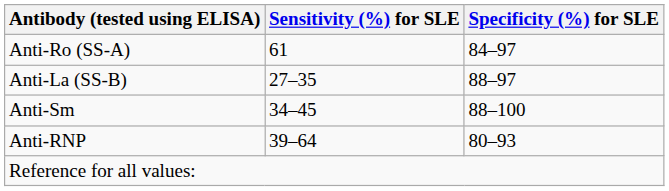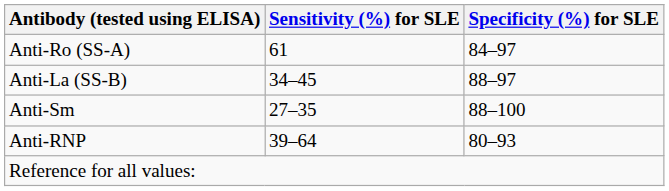(293, 79) 27–35 -> (293, 79) 34–45
(293, 110) 34–45 -> (293, 110) 27–35
